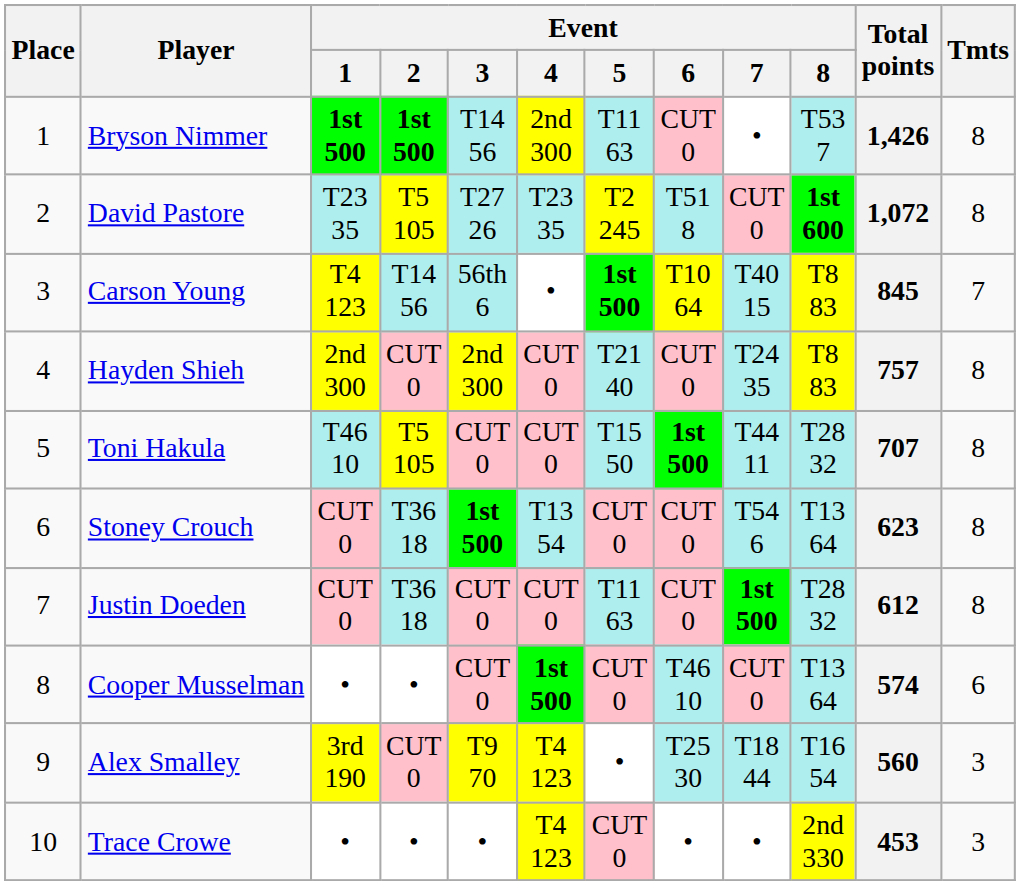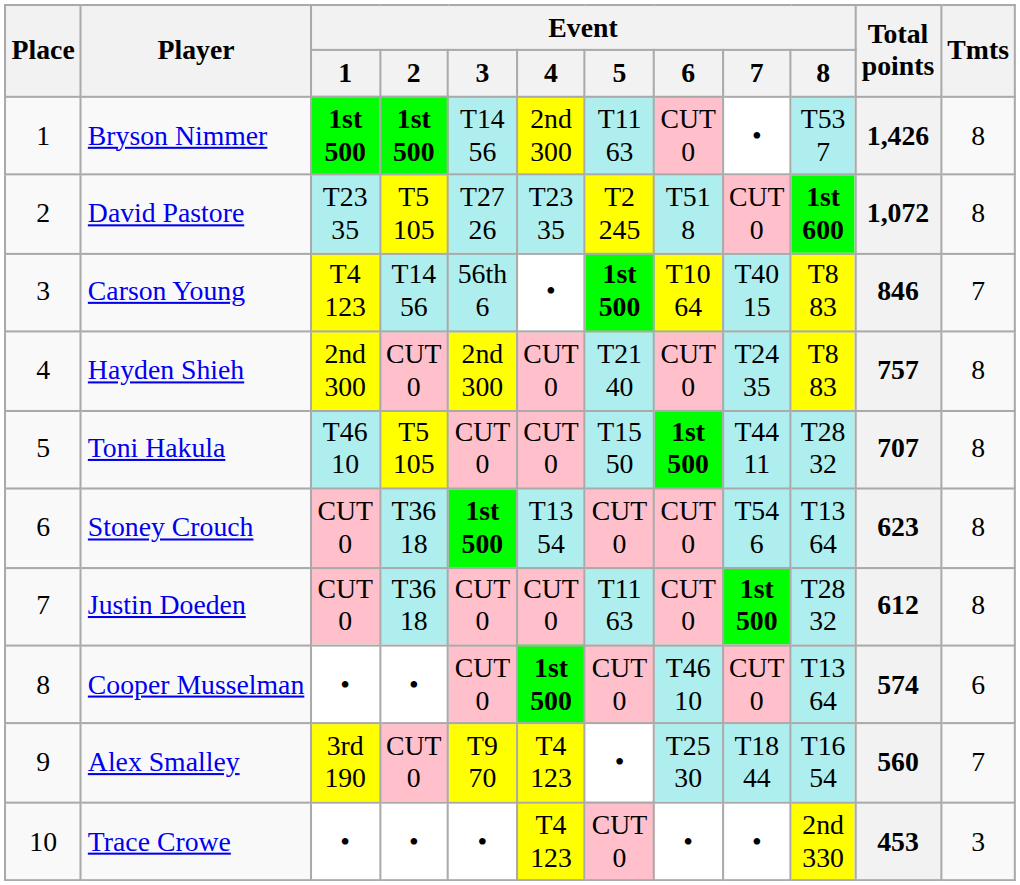(898, 291) 845 -> (898, 291) 846
(978, 762) 3 -> (978, 762) 7
